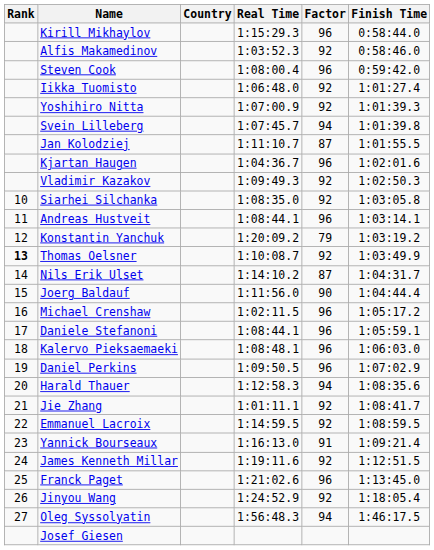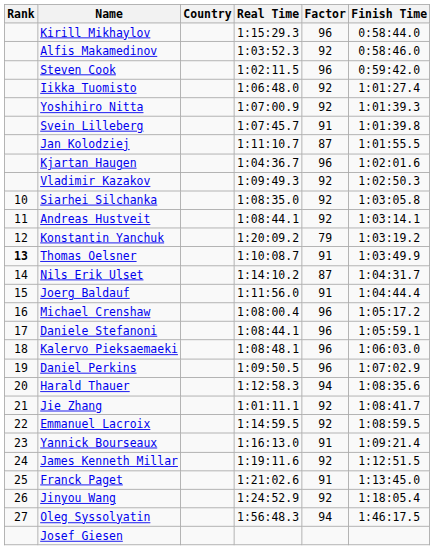(268, 70) 1:08:00.4 -> (268, 70) 1:02:11.5
(325, 126) 94 -> (325, 126) 91
(325, 219) 96 -> (325, 219) 92
(325, 256) 92 -> (325, 256) 91
(325, 293) 90 -> (325, 293) 91
(268, 312) 1:02:11.5 -> (268, 312) 1:08:00.4
(325, 480) 96 -> (325, 480) 91
